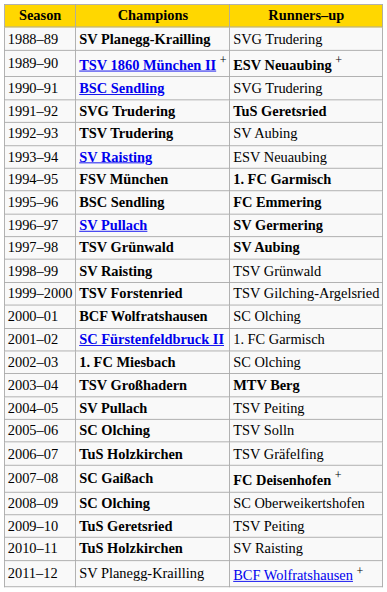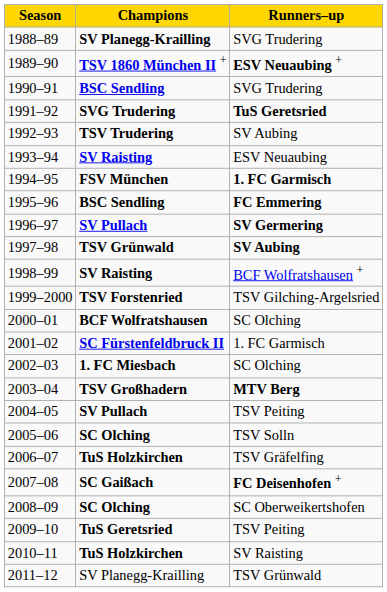(277, 271) TSV Grünwald -> (298, 272) BCF Wolfratshausen +
(298, 573) BCF Wolfratshausen + -> (277, 575) TSV Grünwald
